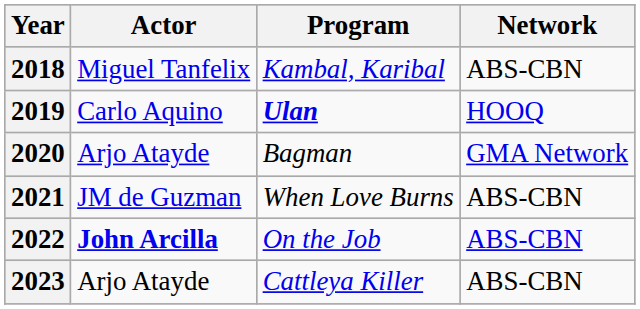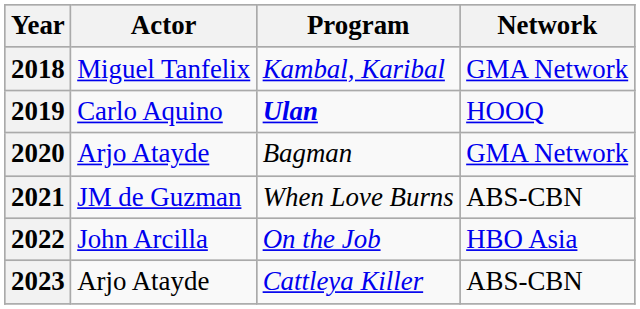(524, 68) ABS-CBN -> (547, 68) GMA Network
(148, 238) bold -> (143, 238) normal
(524, 238) ABS-CBN -> (522, 238) HBO Asia
